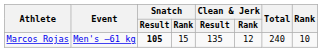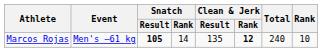(183, 40) 15 -> (183, 40) 14
(248, 40) normal -> (248, 40) bold
